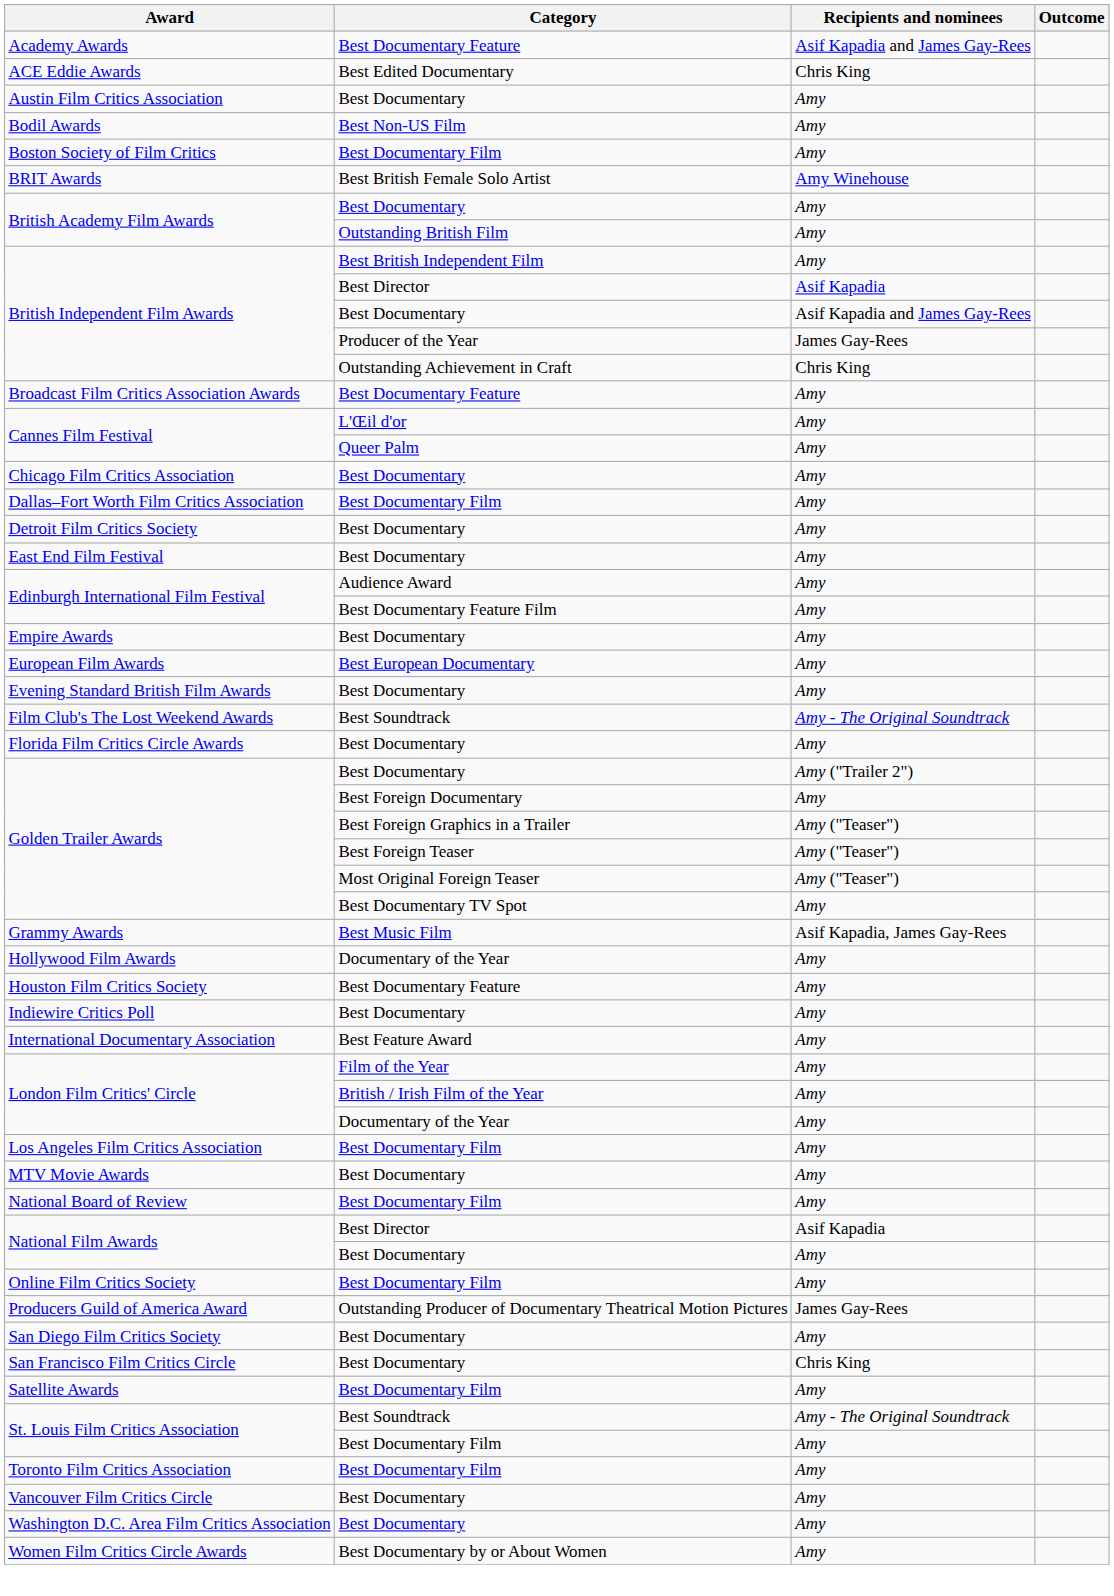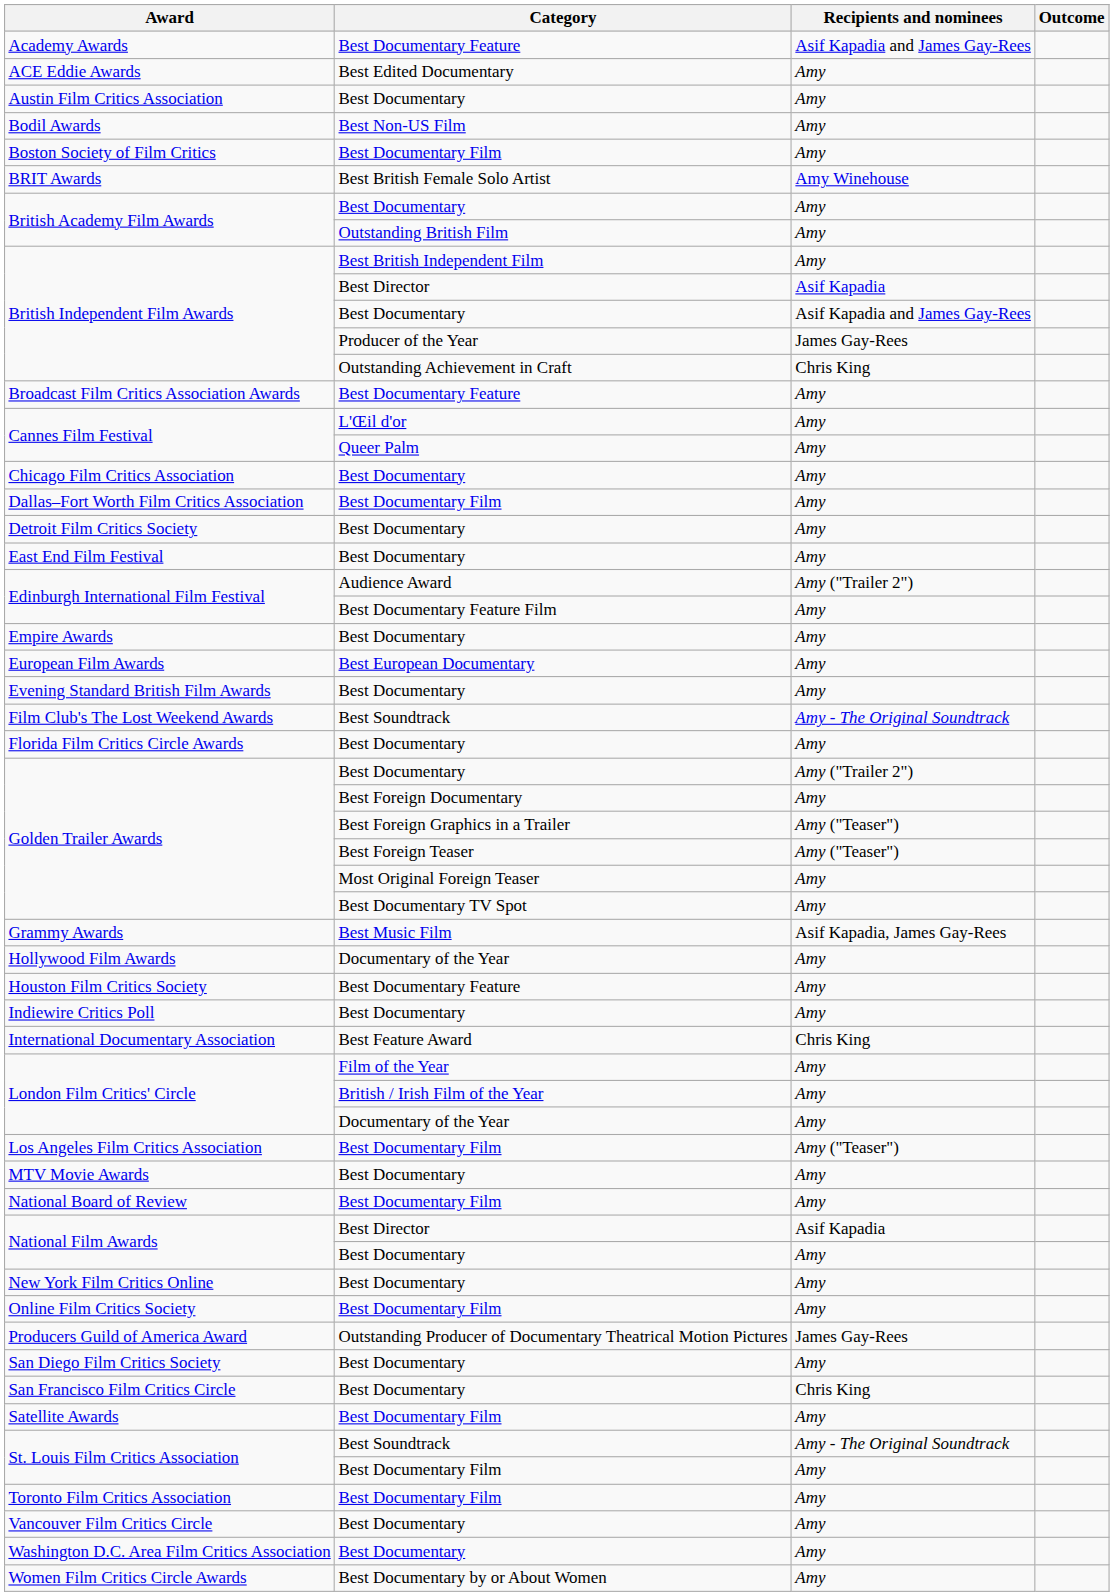(833, 71) Chris King -> (810, 71) Amy
(810, 582) Amy -> (854, 582) Amy ("Trailer 2")
(847, 878) Amy ("Teaser") -> (810, 878) Amy
(810, 1040) Amy -> (833, 1040) Chris King
(810, 1147) Amy -> (847, 1147) Amy ("Teaser")
+ row: (111, 1282)
